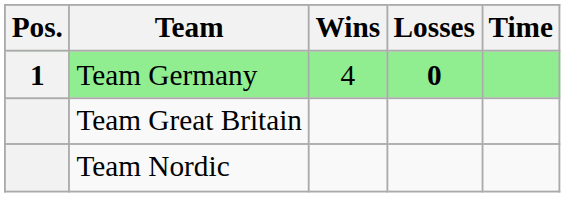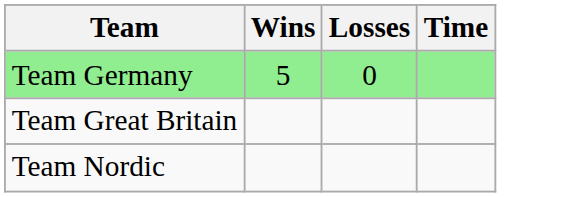- column: (37, 27)
(348, 74) 4 -> (283, 74) 5
(434, 74) bold -> (369, 74) normal
